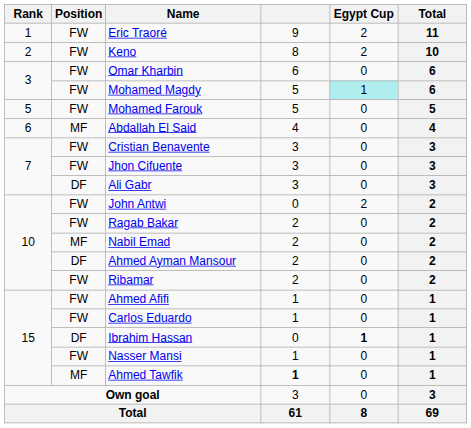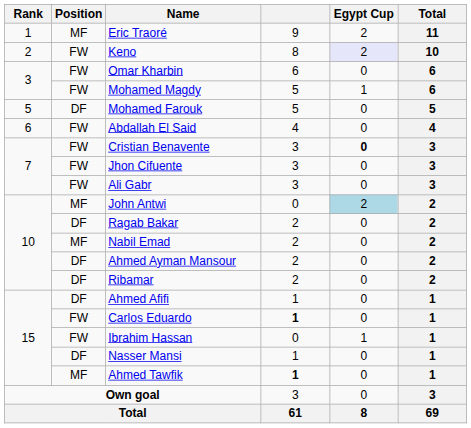(79, 33) FW -> (79, 33) MF
(364, 52) no background -> (364, 52) lavender background
(364, 90) paleturquoise background -> (364, 90) no background
(79, 109) FW -> (79, 109) DF
(79, 128) MF -> (79, 128) FW
(364, 147) normal -> (364, 147) bold
(79, 185) DF -> (79, 185) FW
(79, 204) FW -> (79, 204) MF
(364, 204) no background -> (364, 204) lightblue background
(79, 223) FW -> (79, 223) DF
(79, 280) FW -> (79, 280) DF
(79, 299) FW -> (79, 299) DF
(295, 318) normal -> (295, 318) bold
(79, 337) DF -> (79, 337) FW
(364, 337) bold -> (364, 337) normal
(79, 356) FW -> (79, 356) DF
